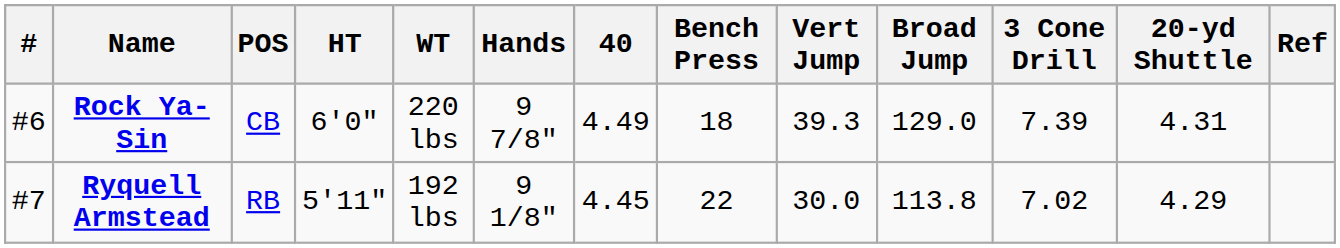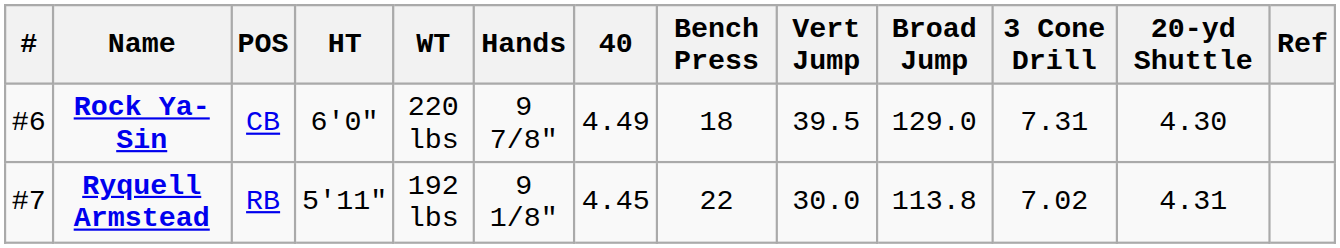(826, 123) 39.3 -> (826, 123) 39.5
(1054, 123) 7.39 -> (1054, 123) 7.31
(1193, 123) 4.31 -> (1193, 123) 4.30
(1193, 202) 4.29 -> (1193, 202) 4.31
